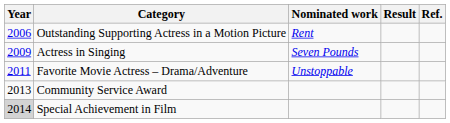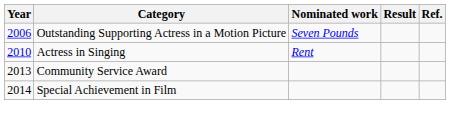(303, 33) Rent -> (325, 33) Seven Pounds
(19, 52) 2009 -> (19, 52) 2010
(325, 52) Seven Pounds -> (303, 52) Rent
- row: (142, 71)
(19, 109) lightgrey background -> (19, 90) no background
